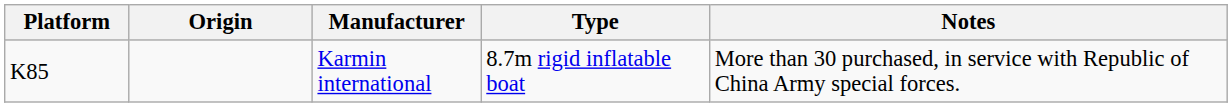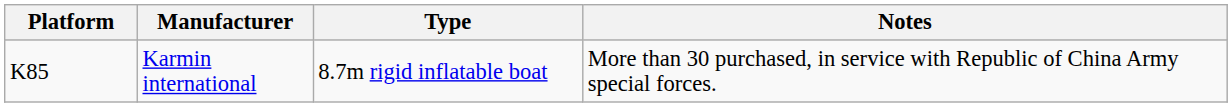- column: (221, 22)
